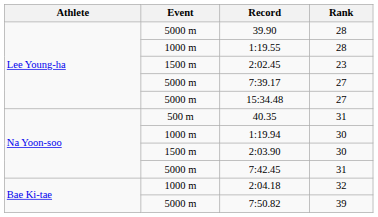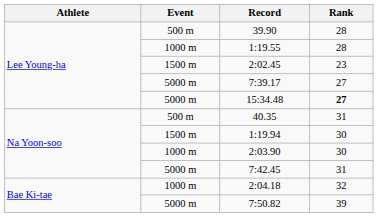(180, 30) 5000 m -> (180, 30) 500 m
(341, 100) normal -> (341, 100) bold
(180, 134) 1000 m -> (180, 134) 1500 m
(180, 152) 1500 m -> (180, 152) 1000 m
